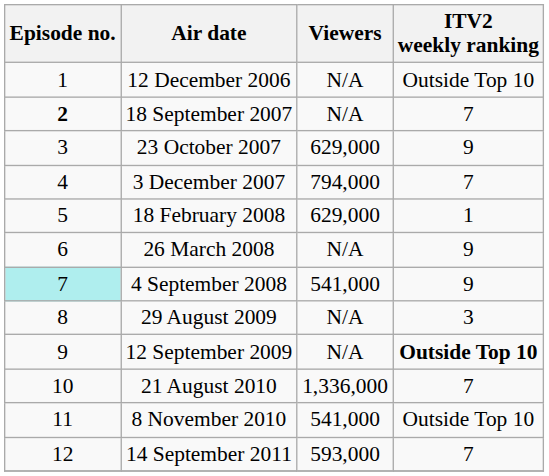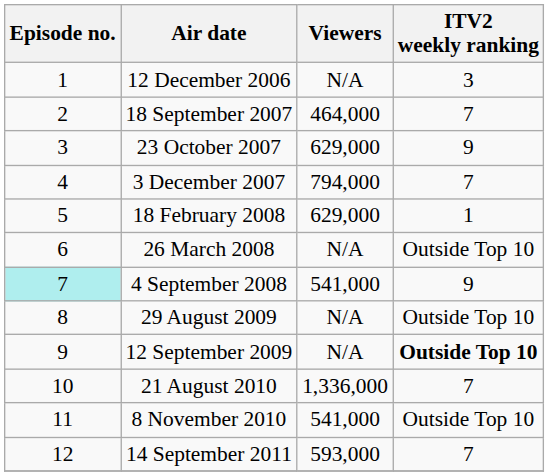(468, 79) Outside Top 10 -> (468, 79) 3
(63, 113) bold -> (63, 113) normal
(345, 113) N/A -> (345, 113) 464,000
(468, 249) 9 -> (468, 249) Outside Top 10
(468, 317) 3 -> (468, 317) Outside Top 10
